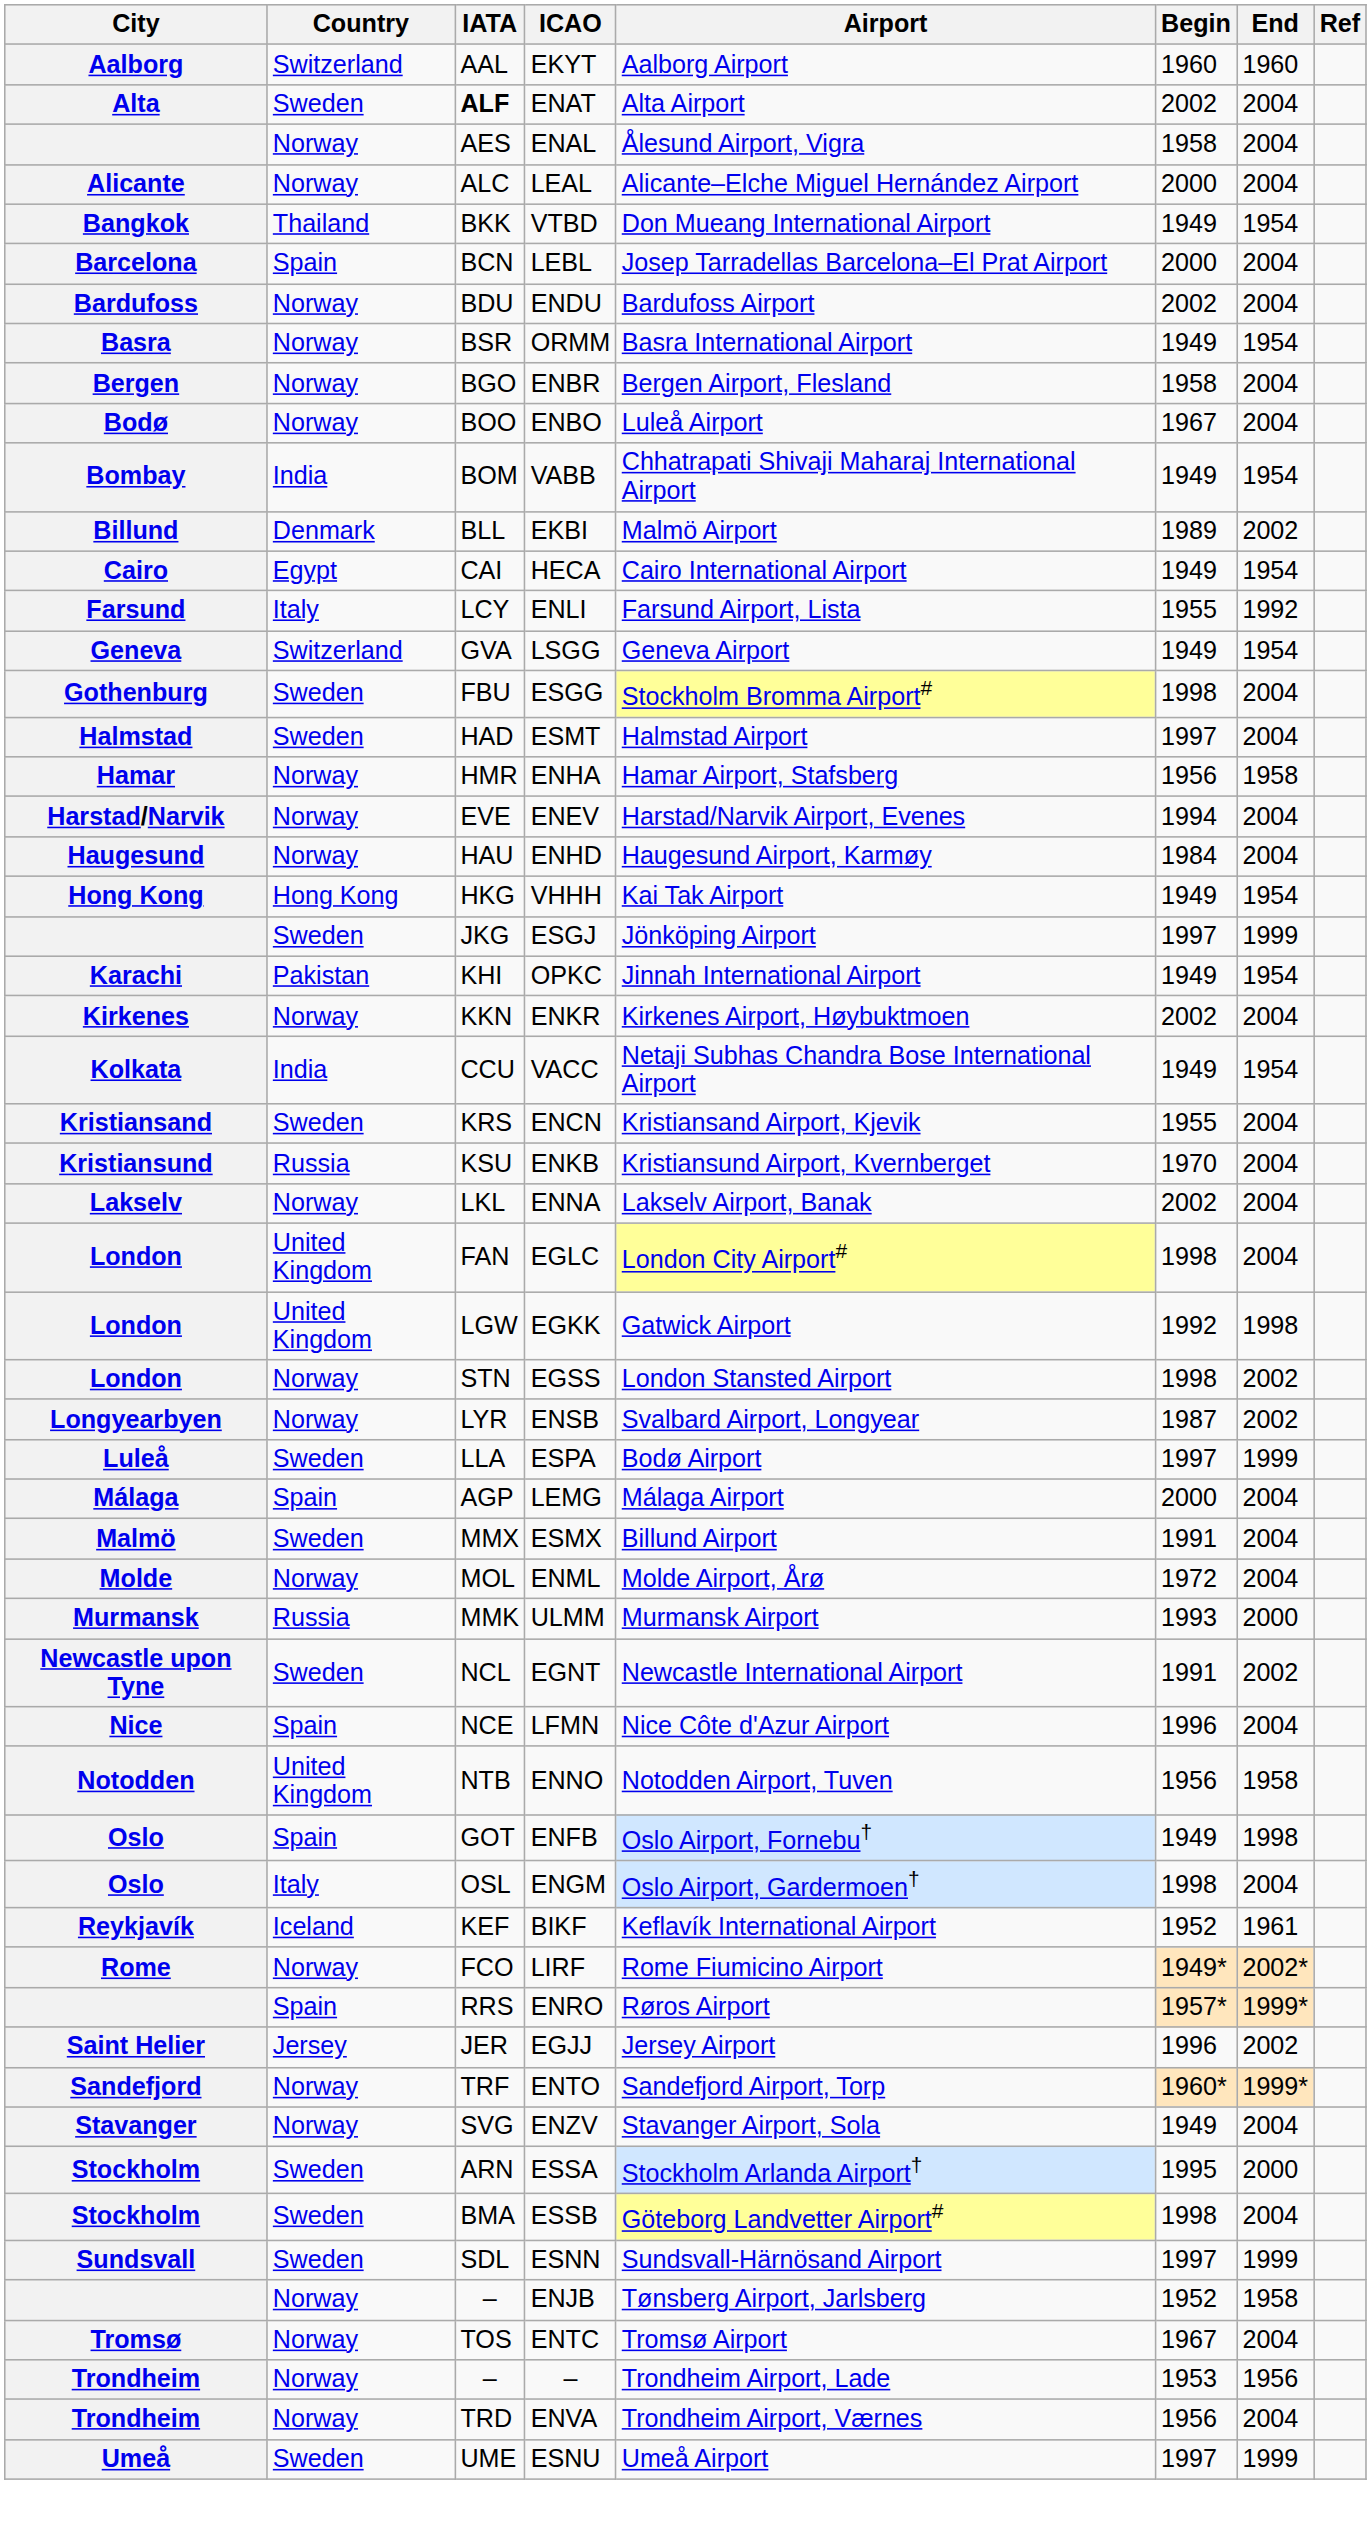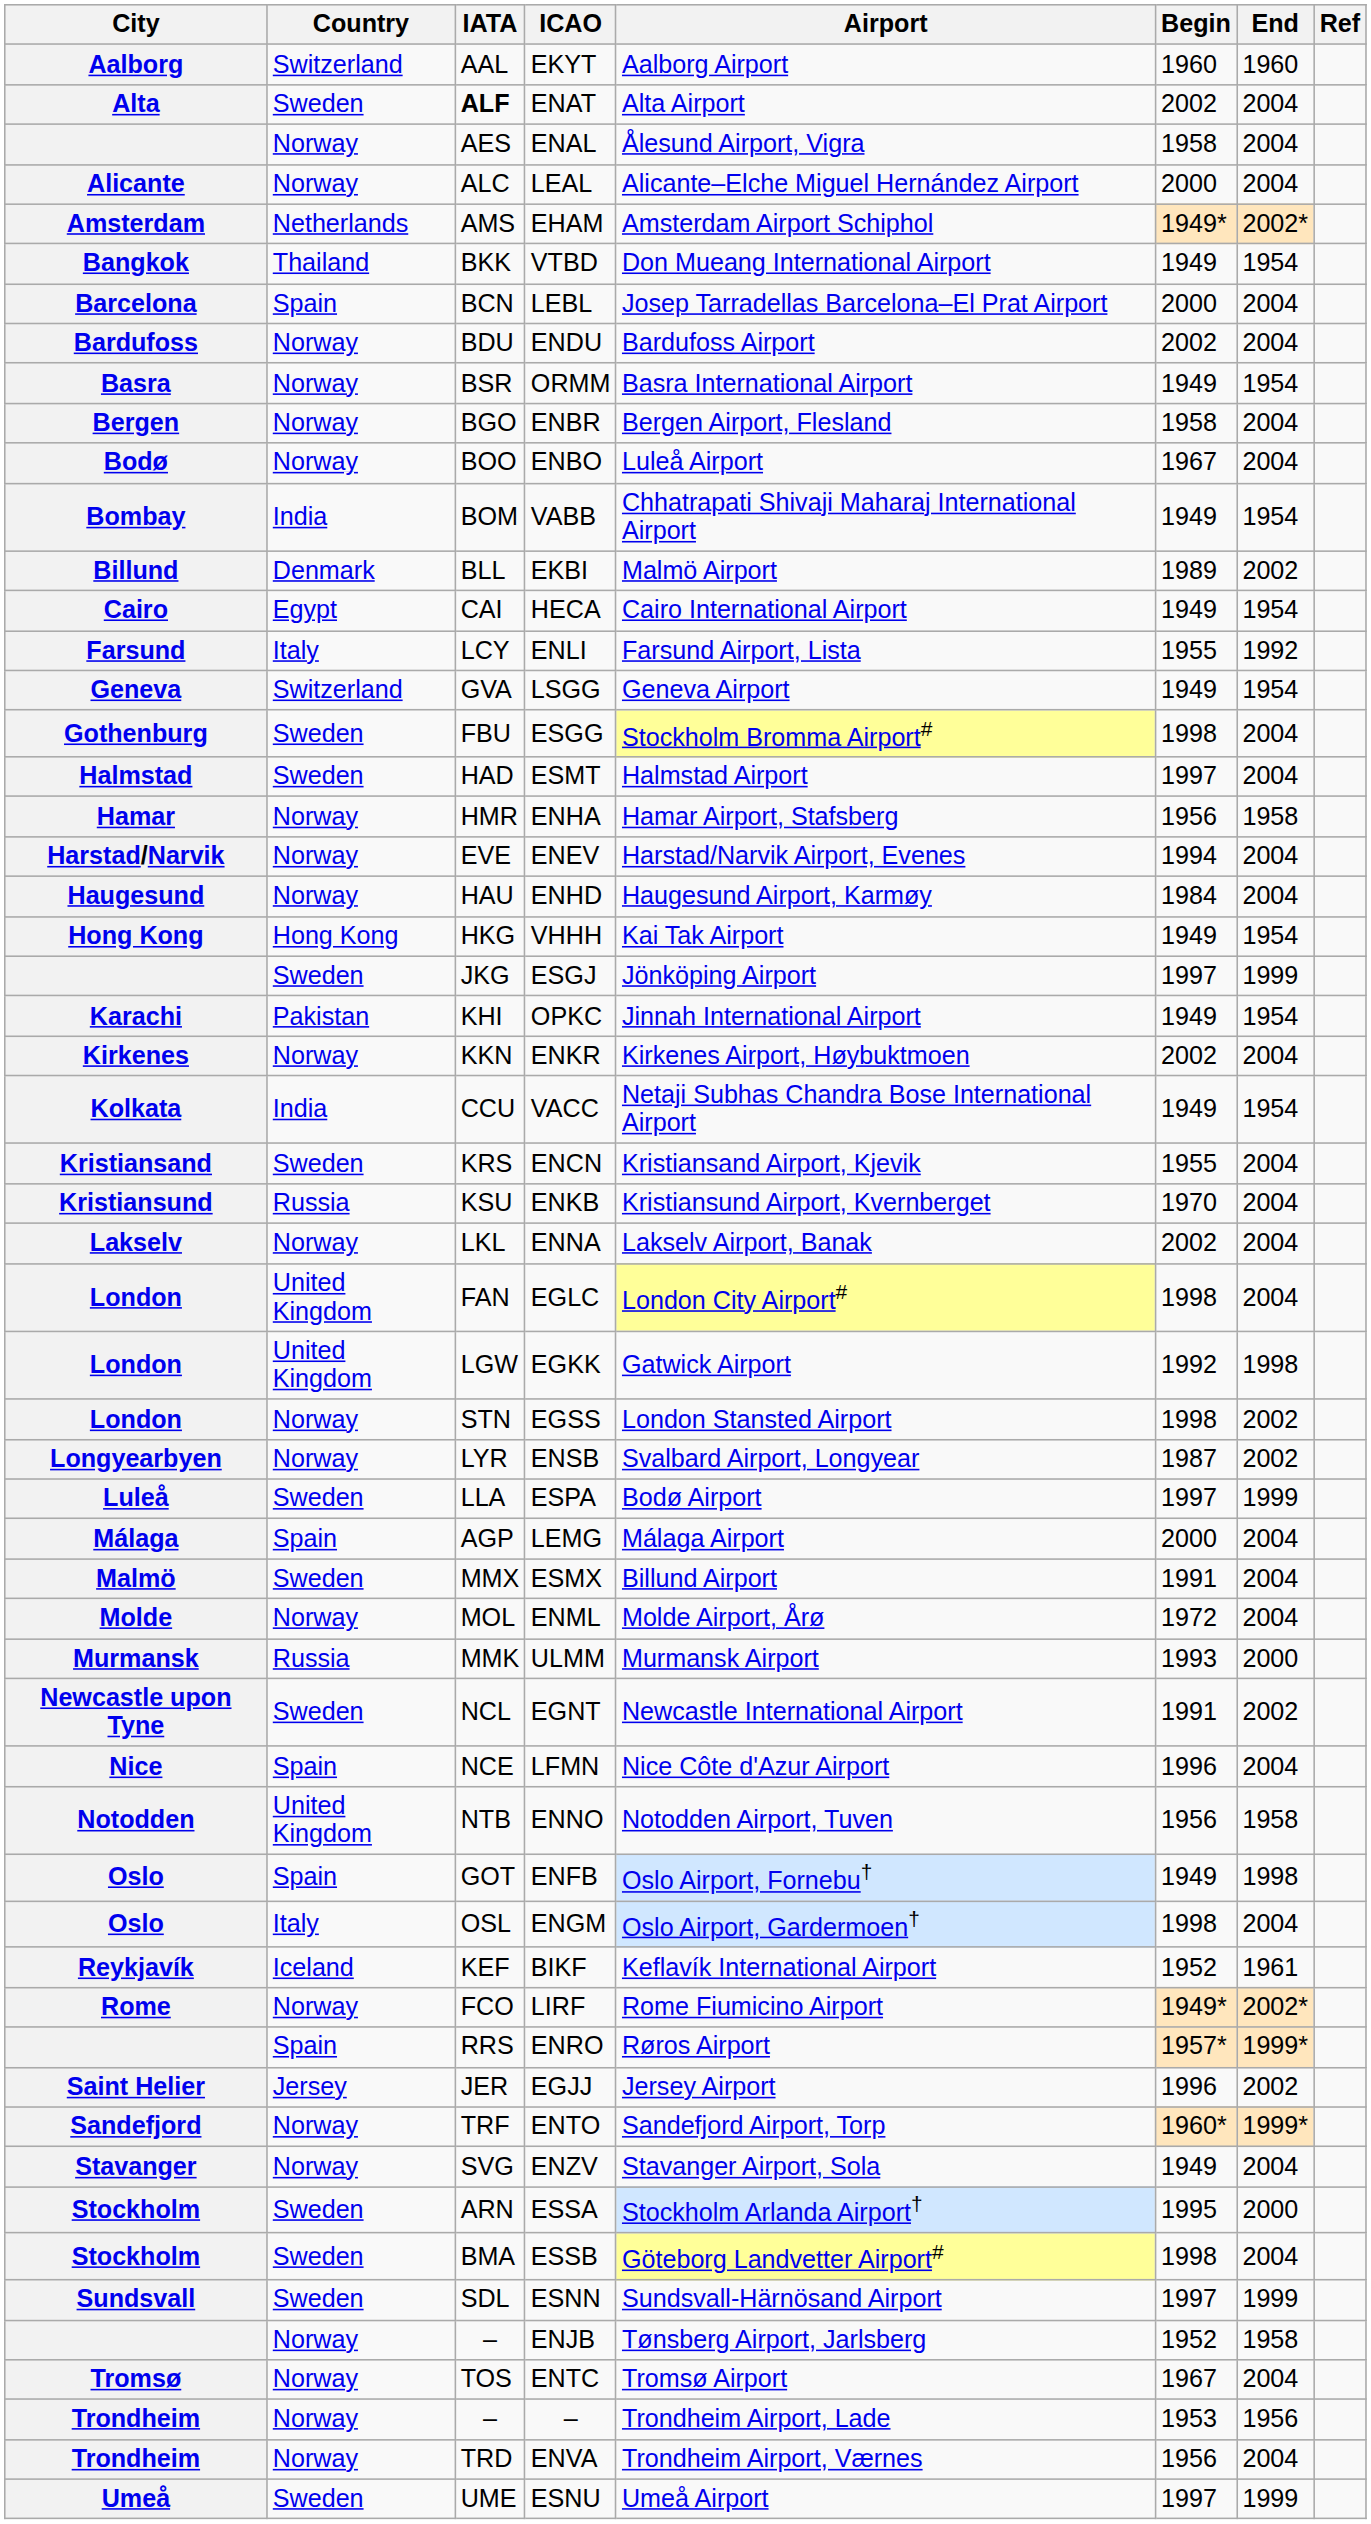+ row: (567, 223)
